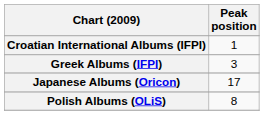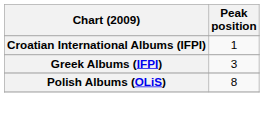- row: (106, 82)
